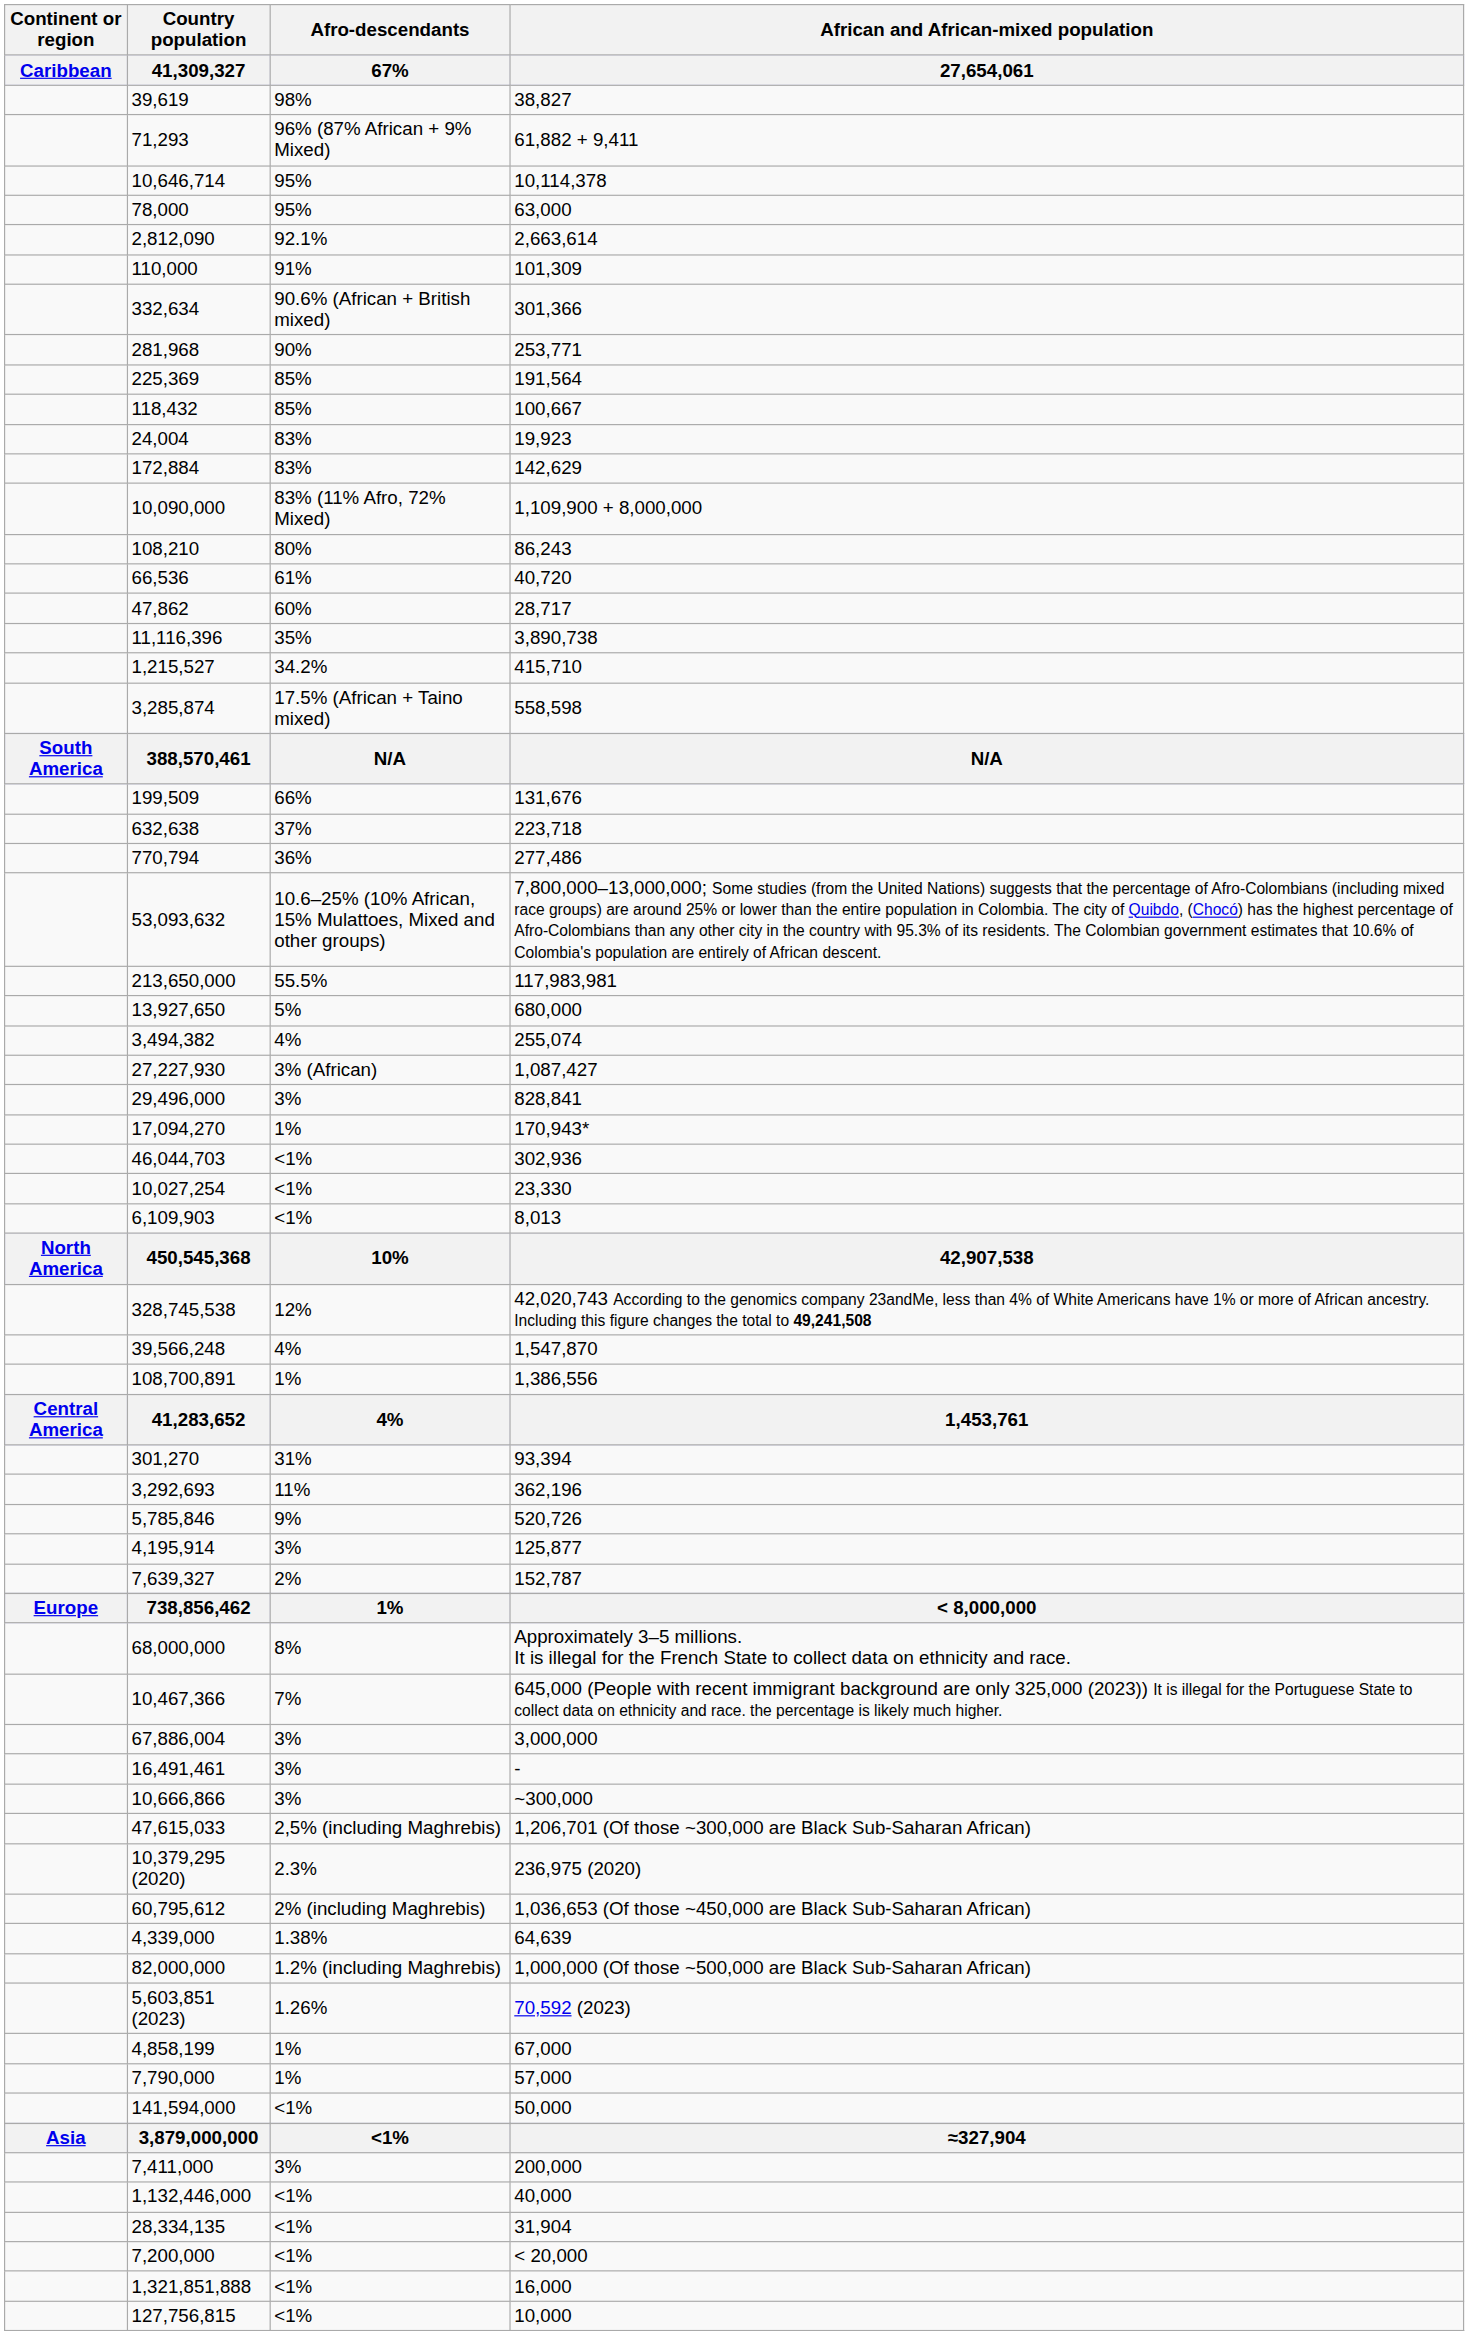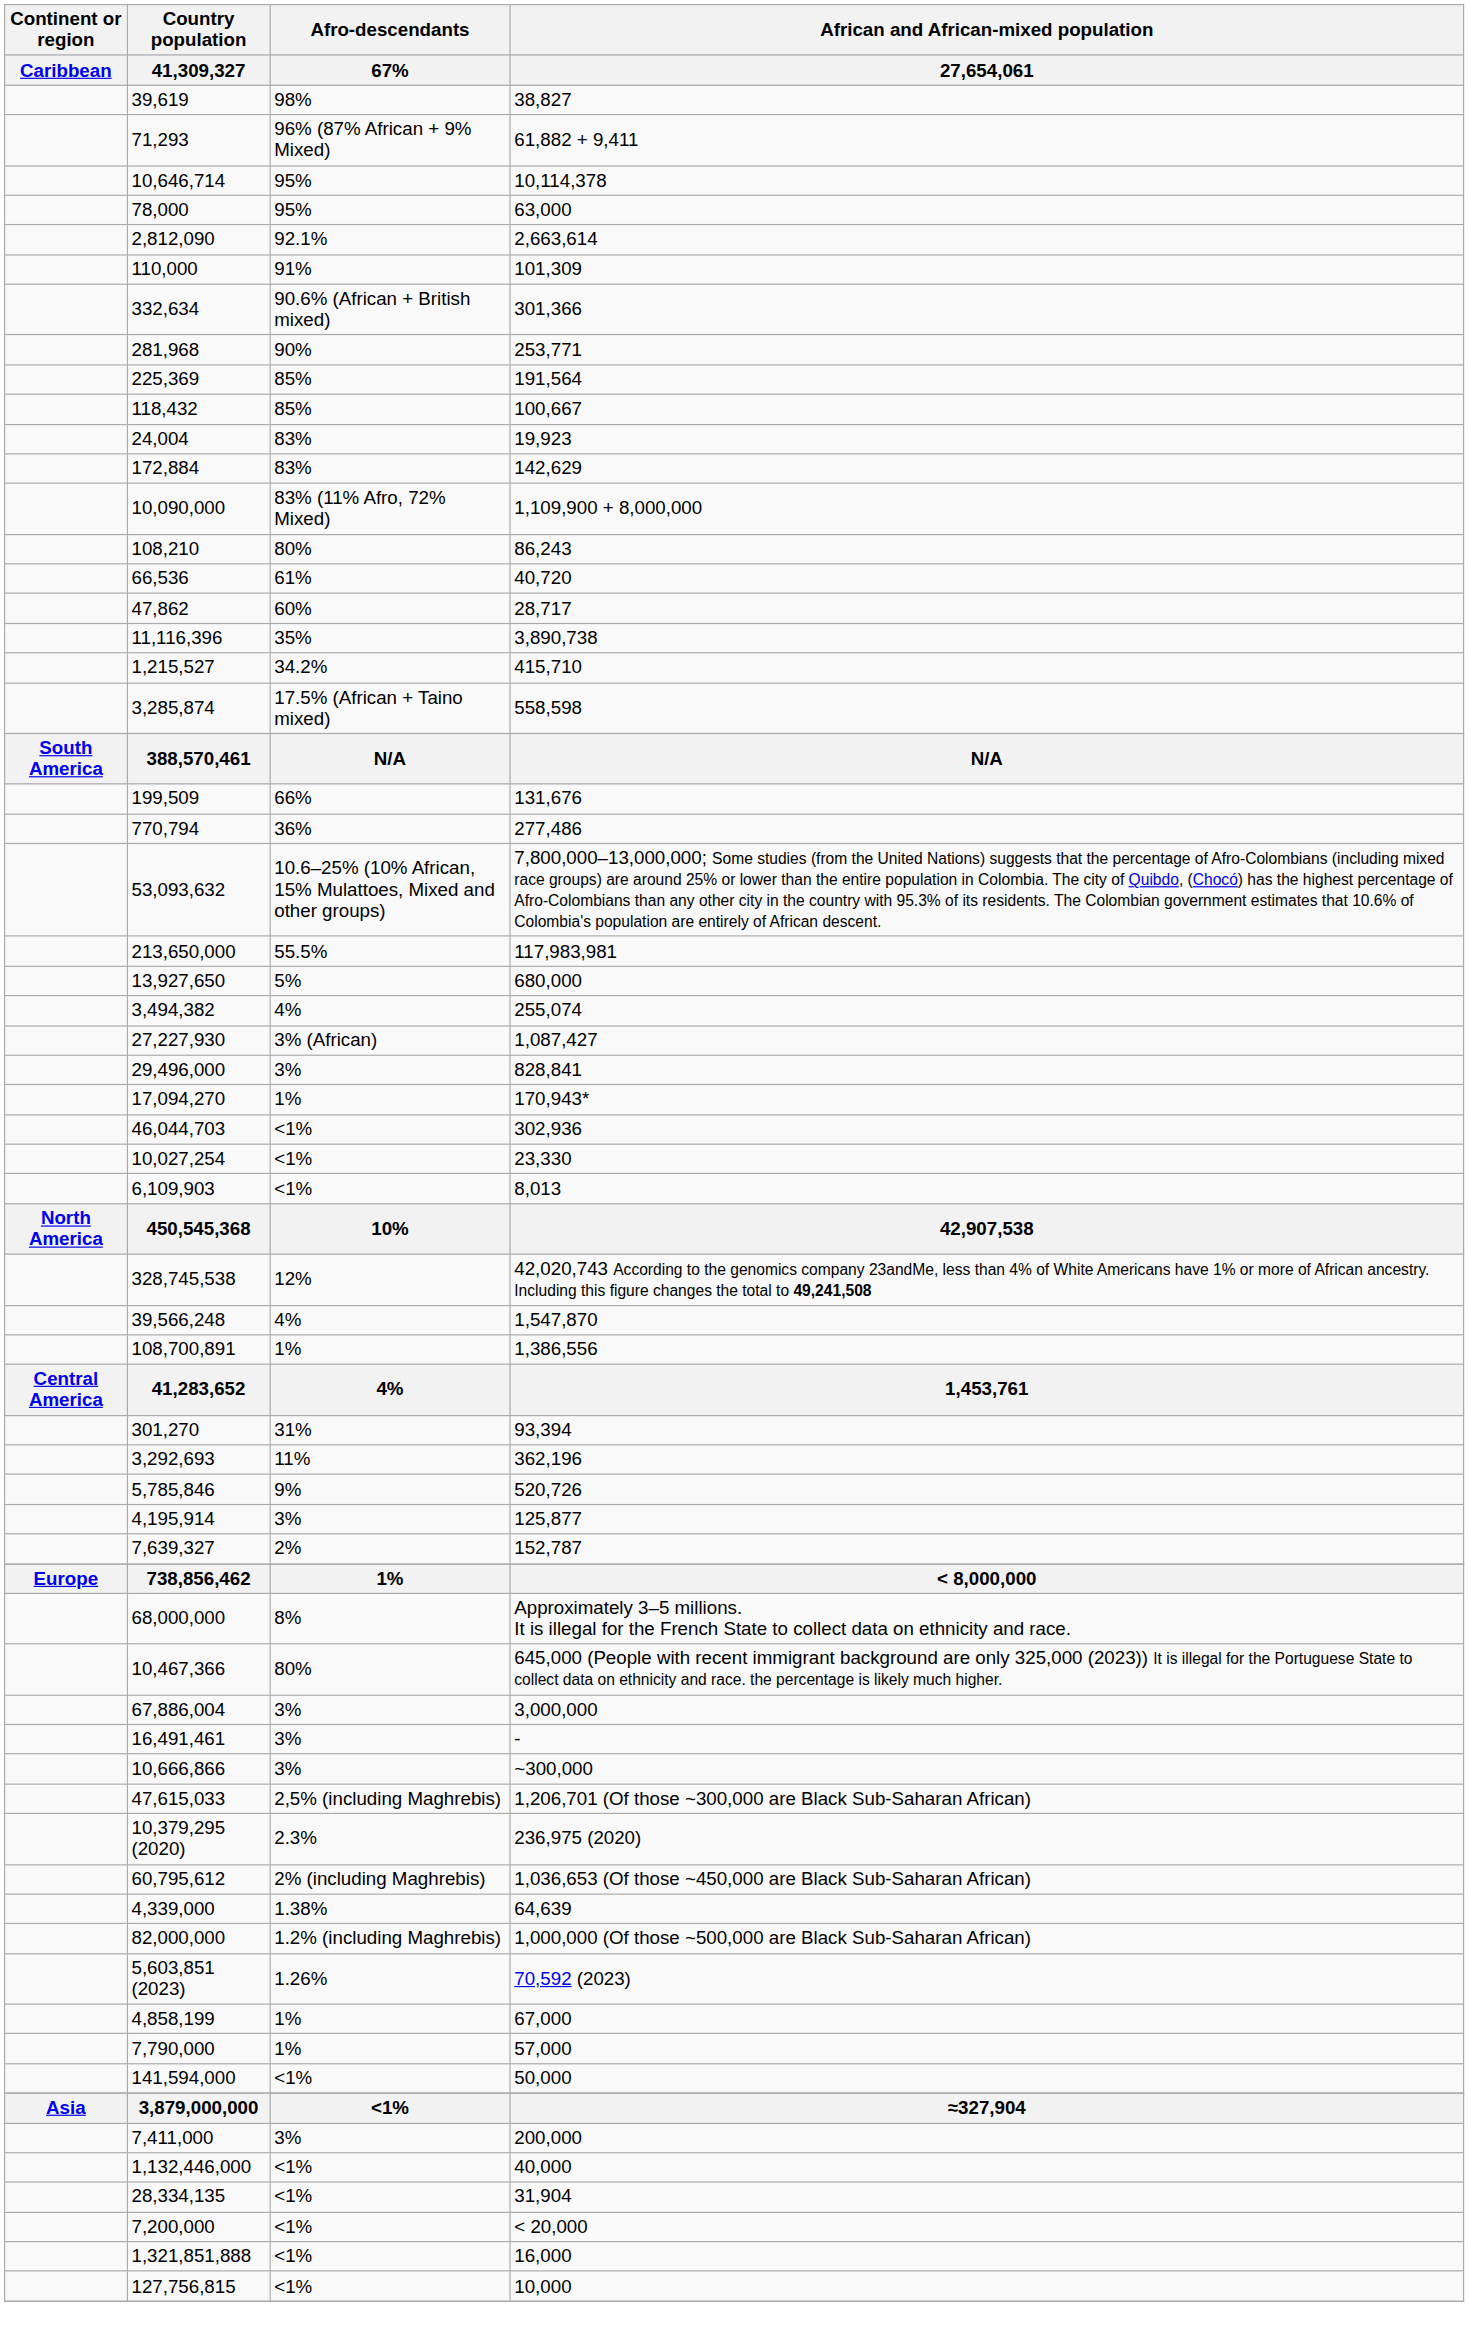- row: (165, 828)
(288, 1699) 7% -> (293, 1669) 80%
